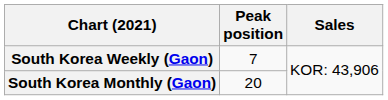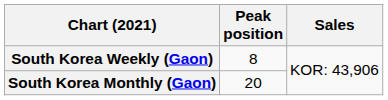(253, 58) 7 -> (253, 58) 8
